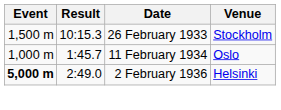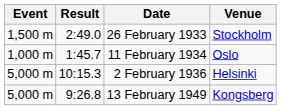(81, 34) 10:15.3 -> (83, 34) 2:49.0
(31, 74) bold -> (30, 74) normal
(84, 74) 2:49.0 -> (80, 74) 10:15.3
+ row: (157, 94)
